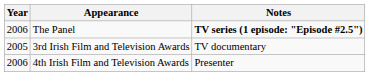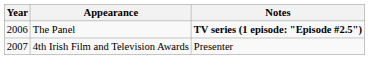- row: (111, 46)
(17, 63) 2006 -> (17, 46) 2007
